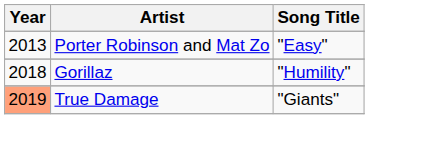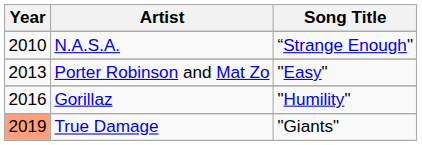+ row: (87, 45)
(28, 72) 2018 -> (28, 99) 2016
